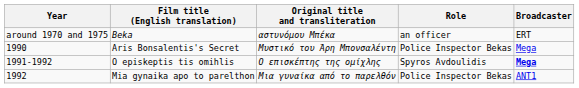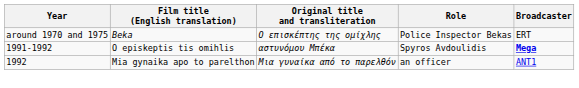(297, 35) αστυνόμου Μπέκα -> (320, 35) Ο επισκέπτης της ομίχλης
(425, 35) an officer -> (456, 35) Police Inspector Bekas
- row: (176, 49)
(320, 62) Ο επισκέπτης της ομίχλης -> (297, 49) αστυνόμου Μπέκα
(456, 76) Police Inspector Bekas -> (425, 62) an officer
